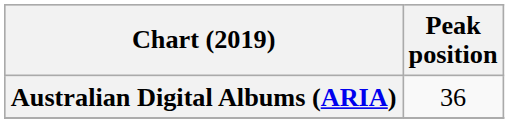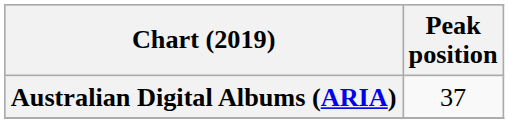(453, 96) 36 -> (453, 96) 37
